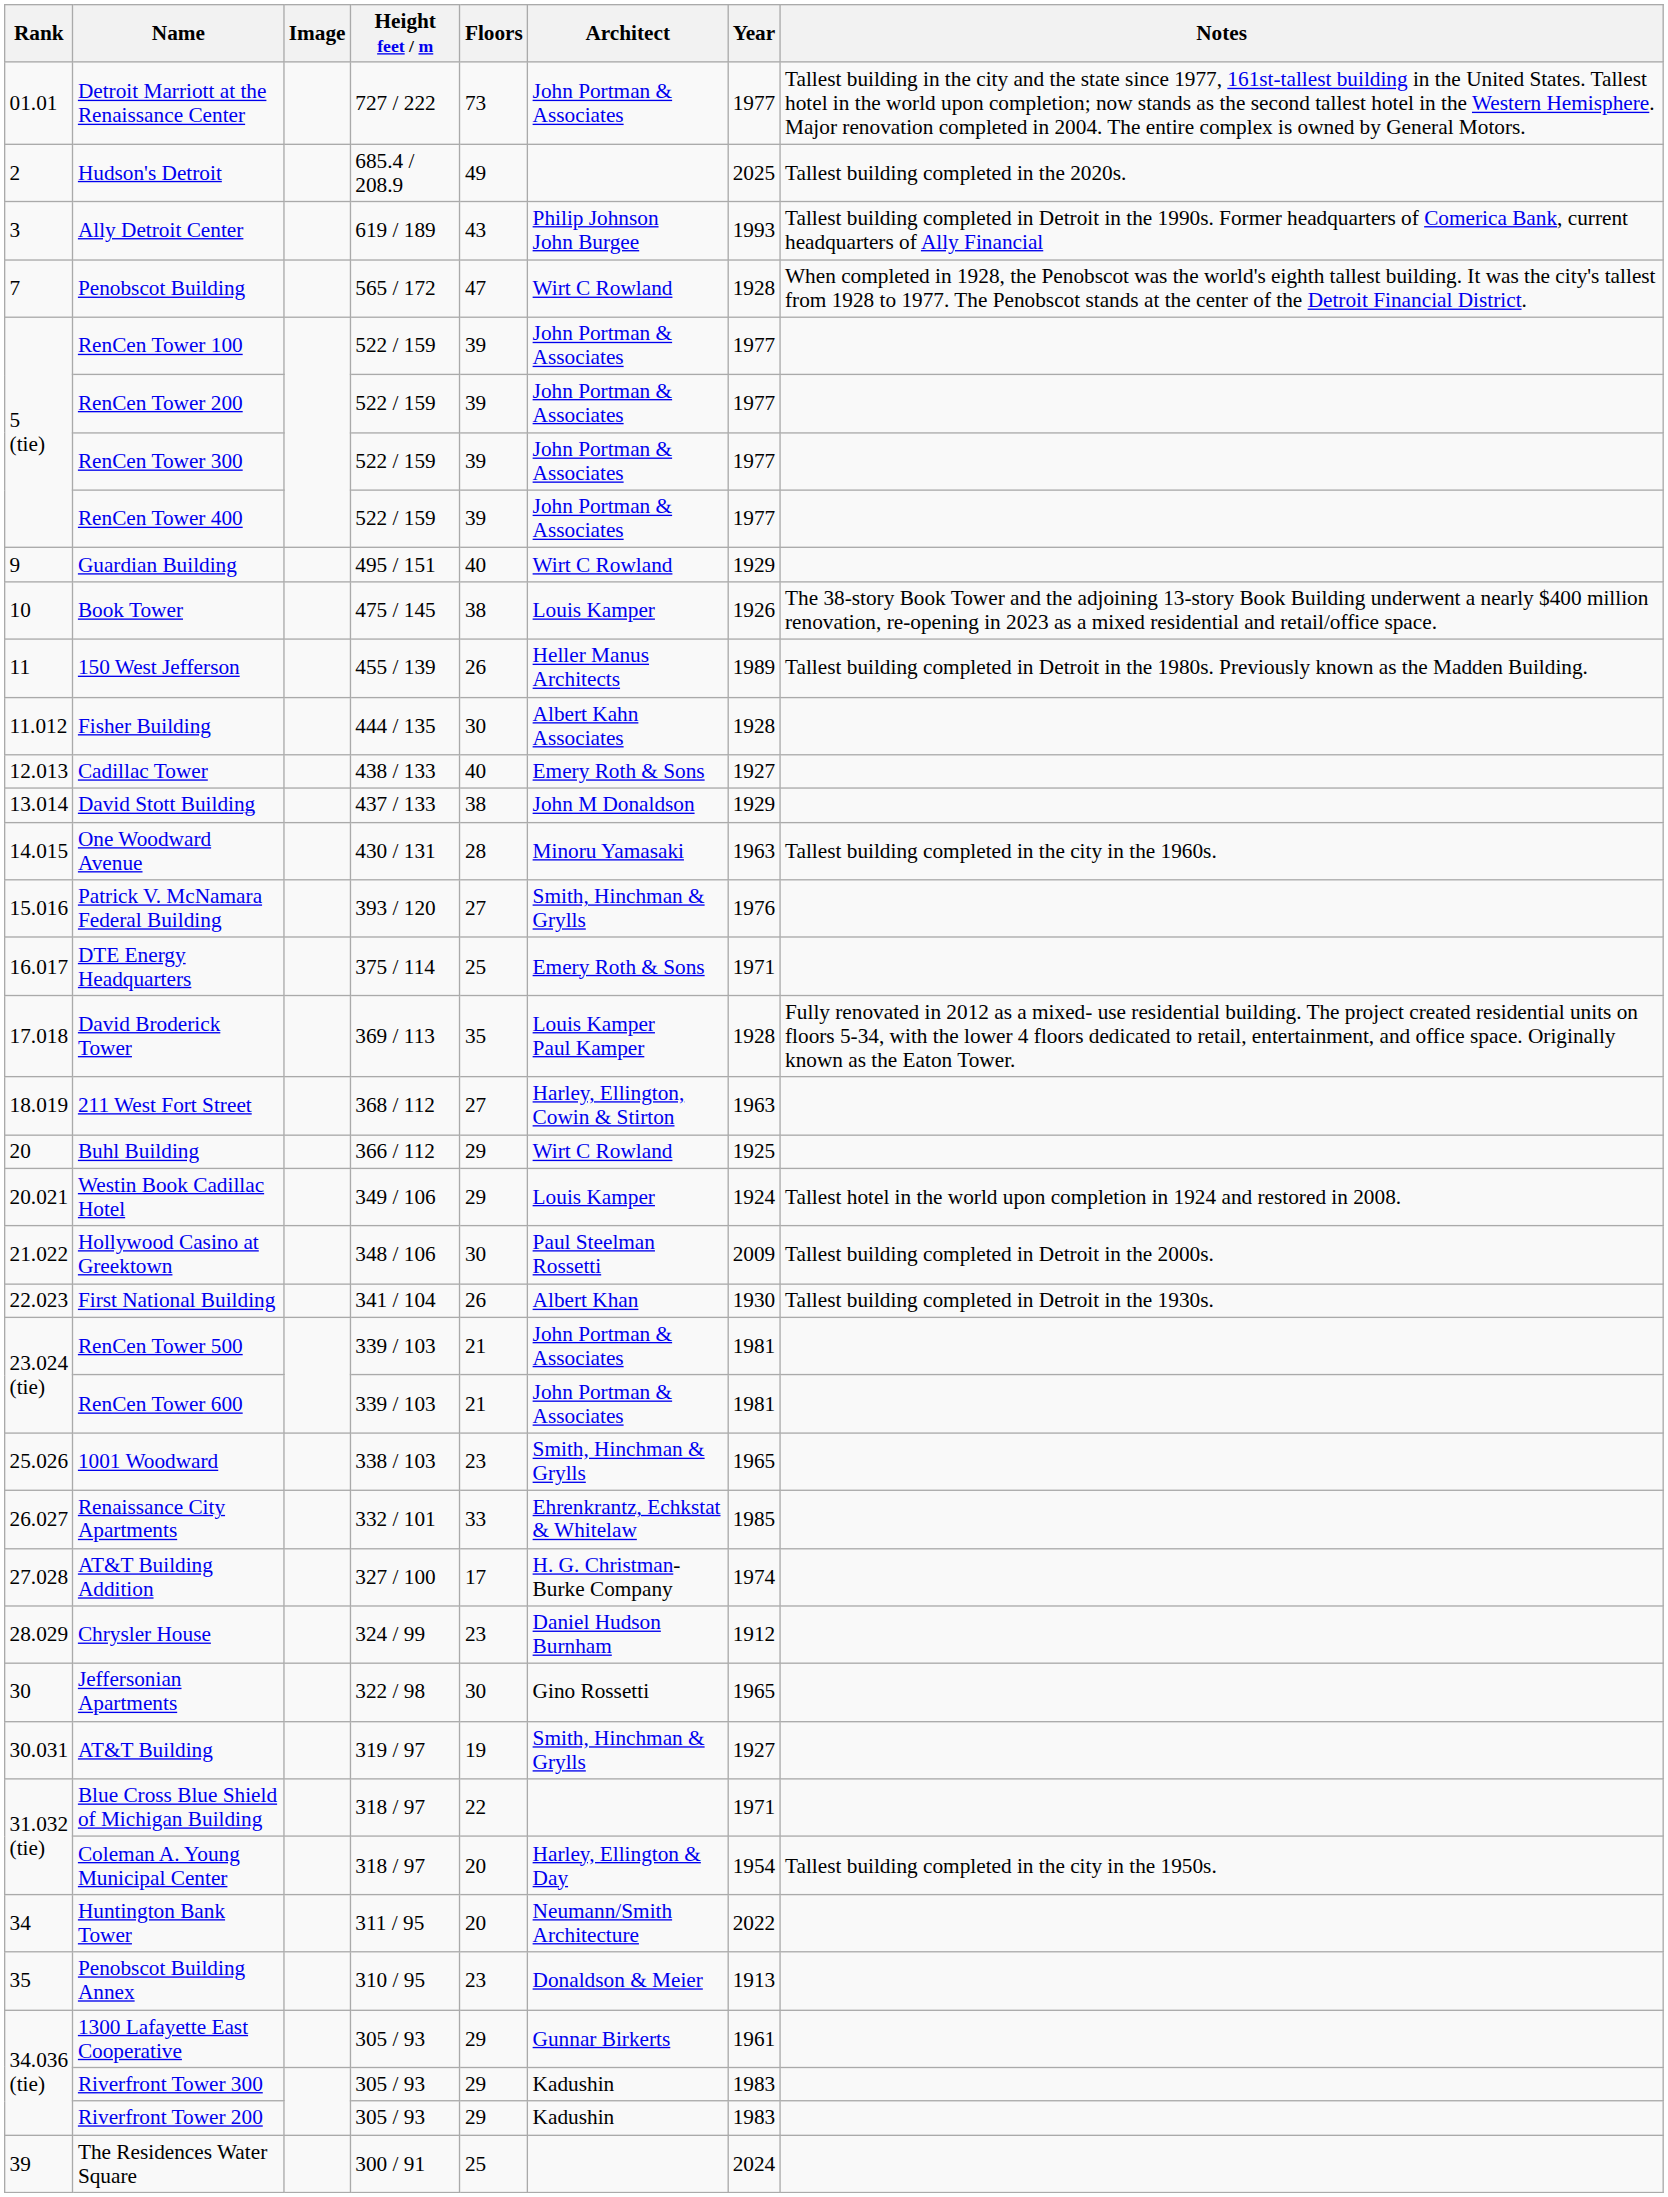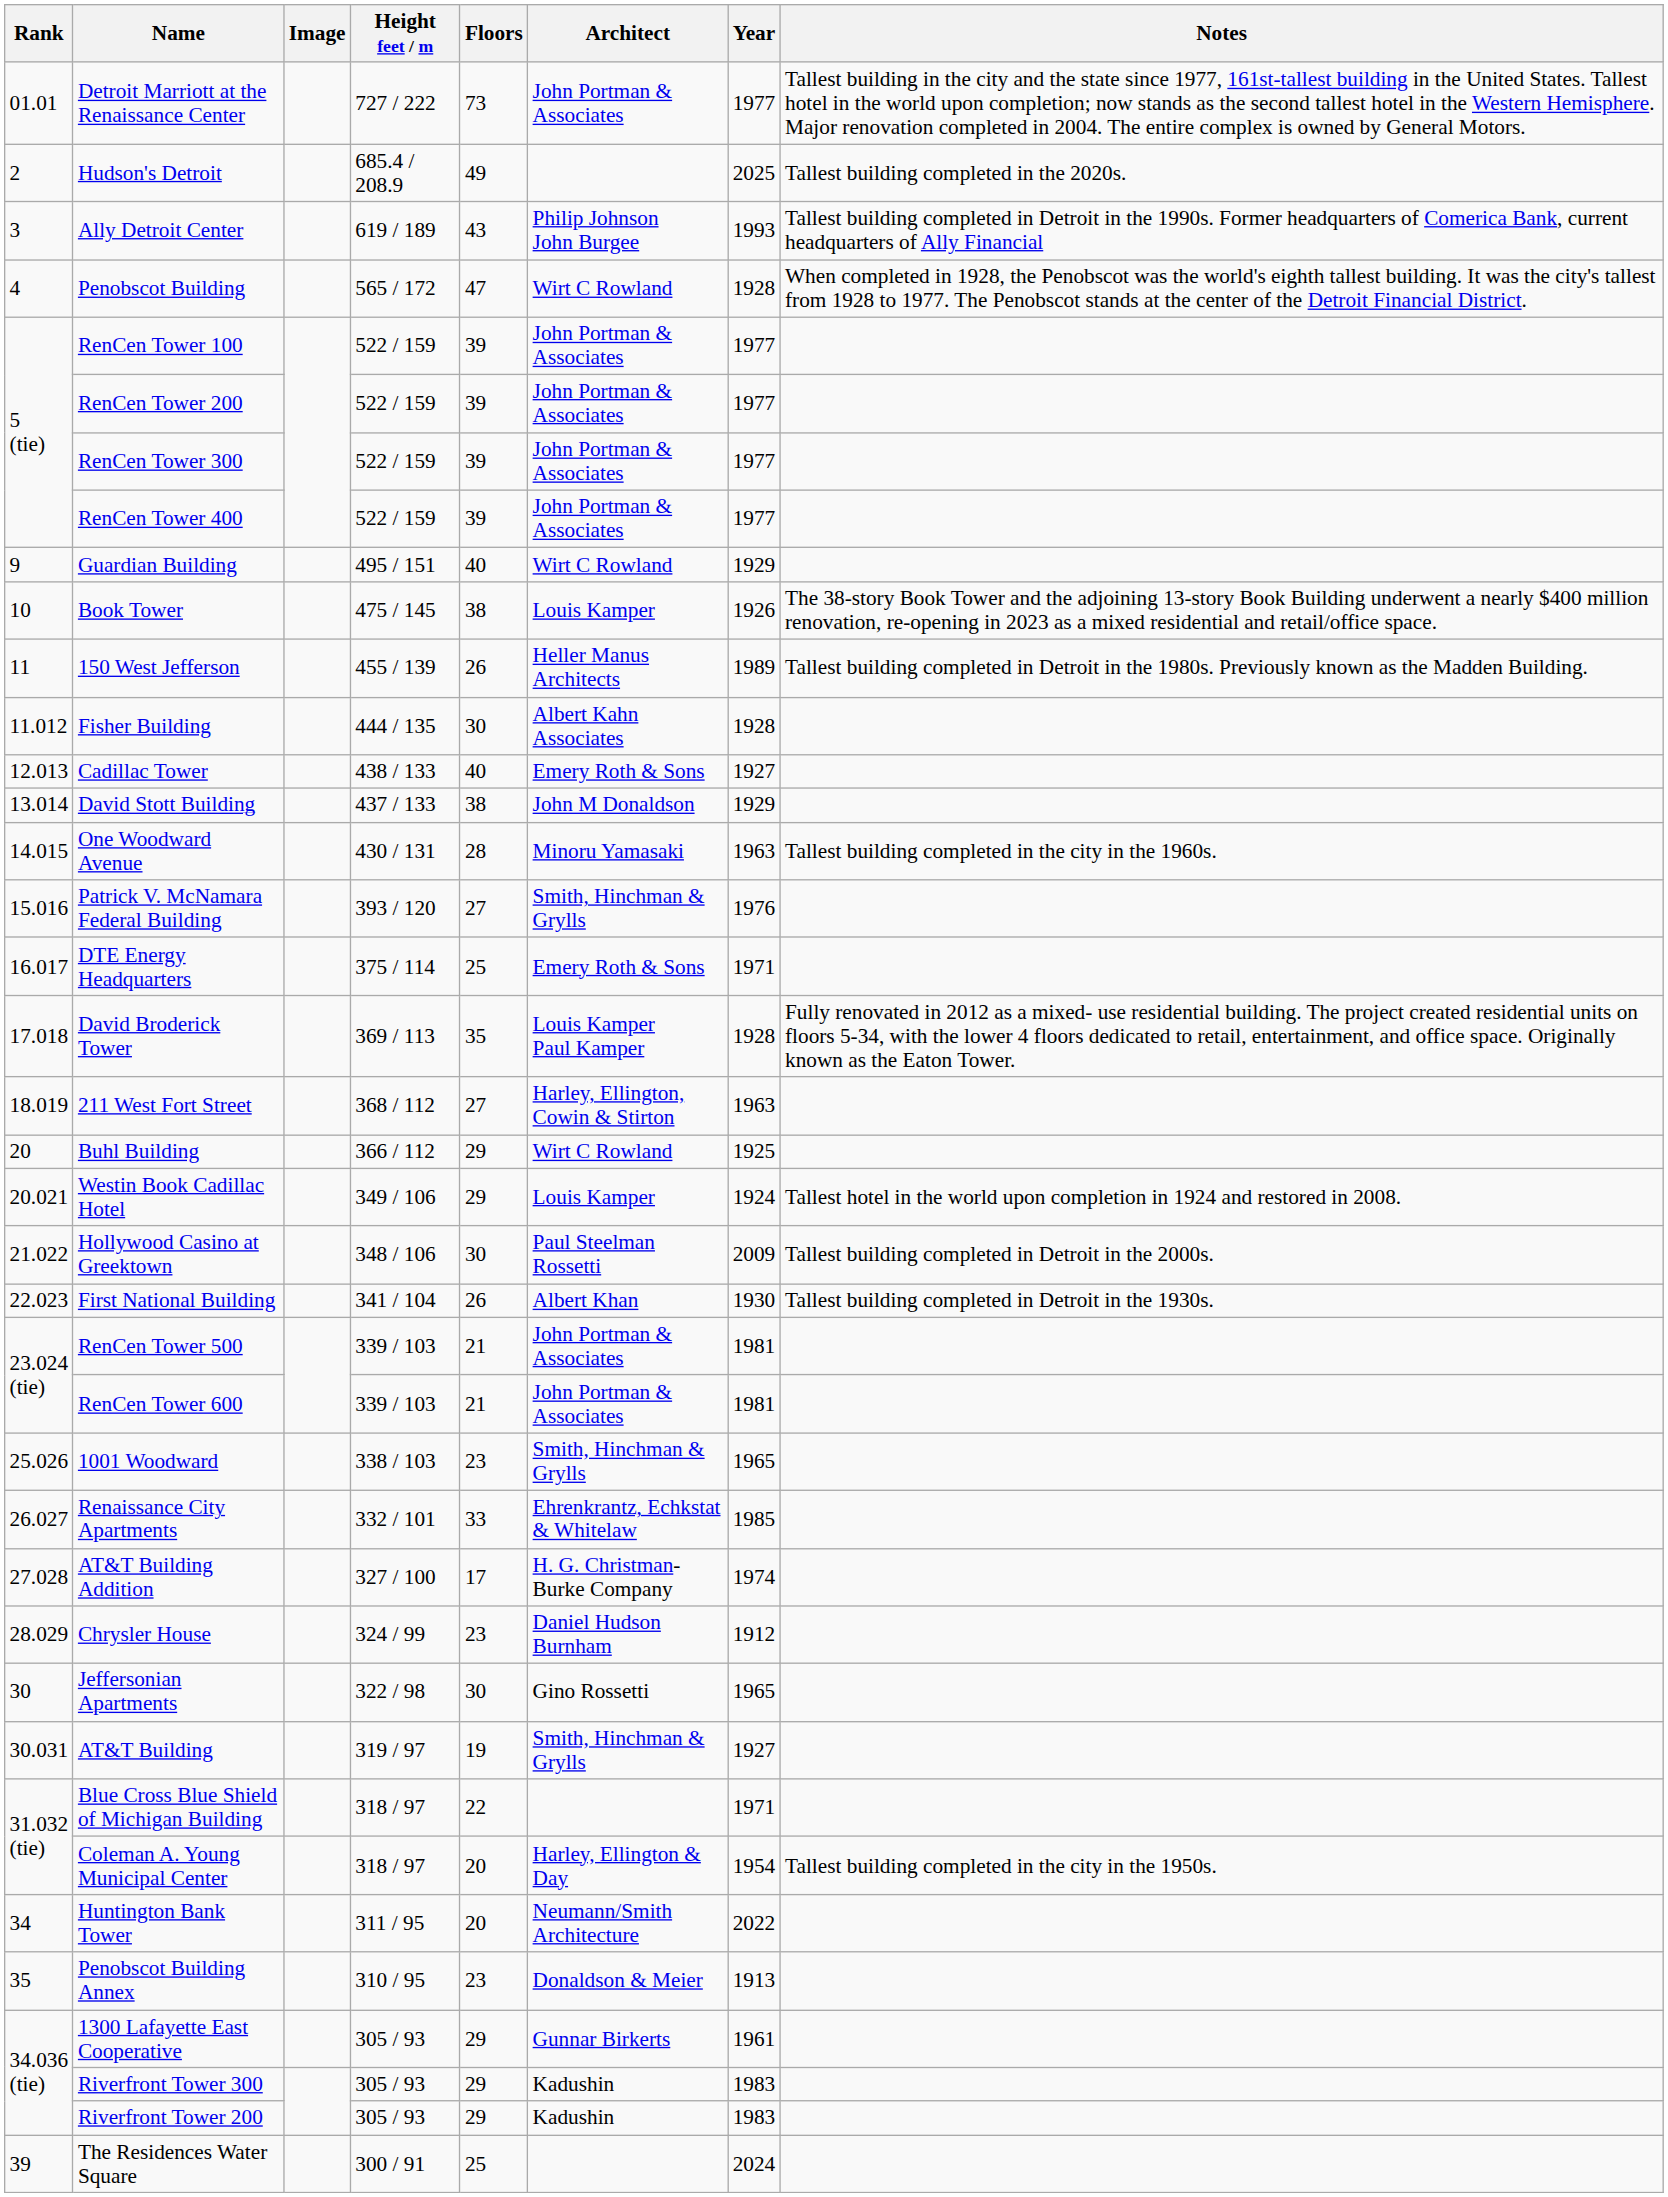(15, 288) 7 -> (15, 288) 4
